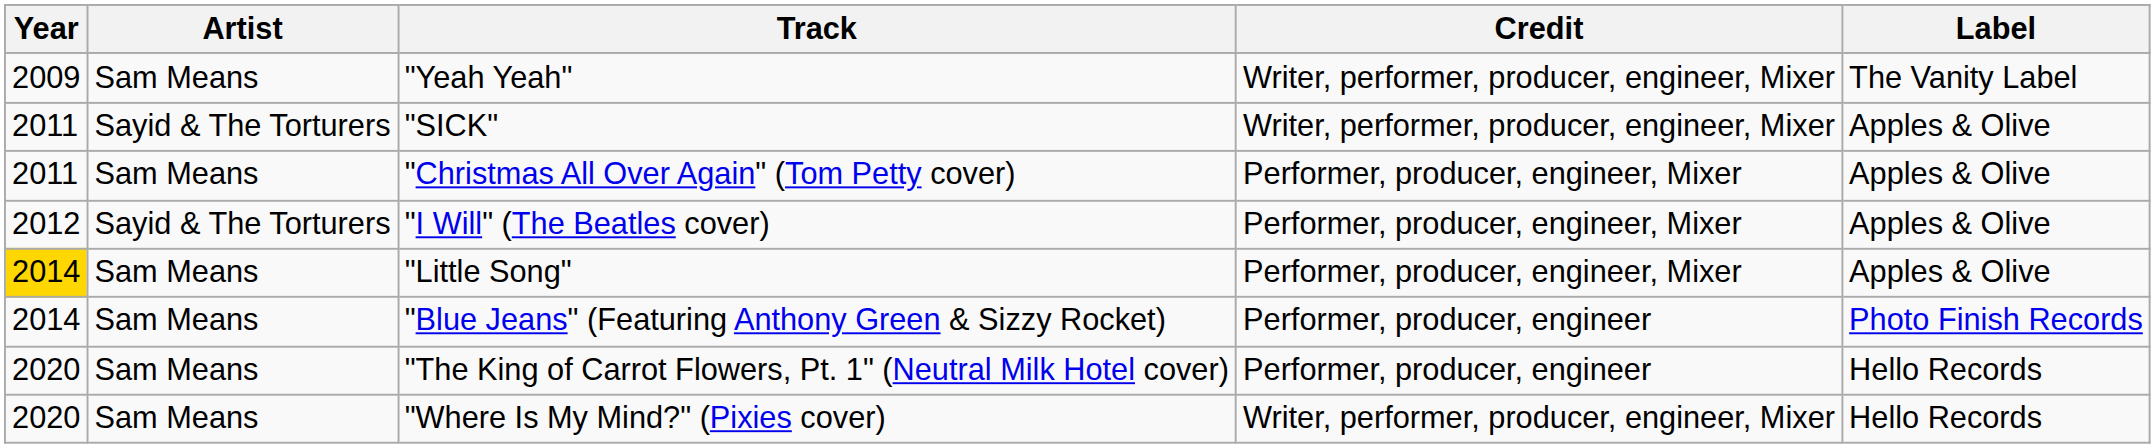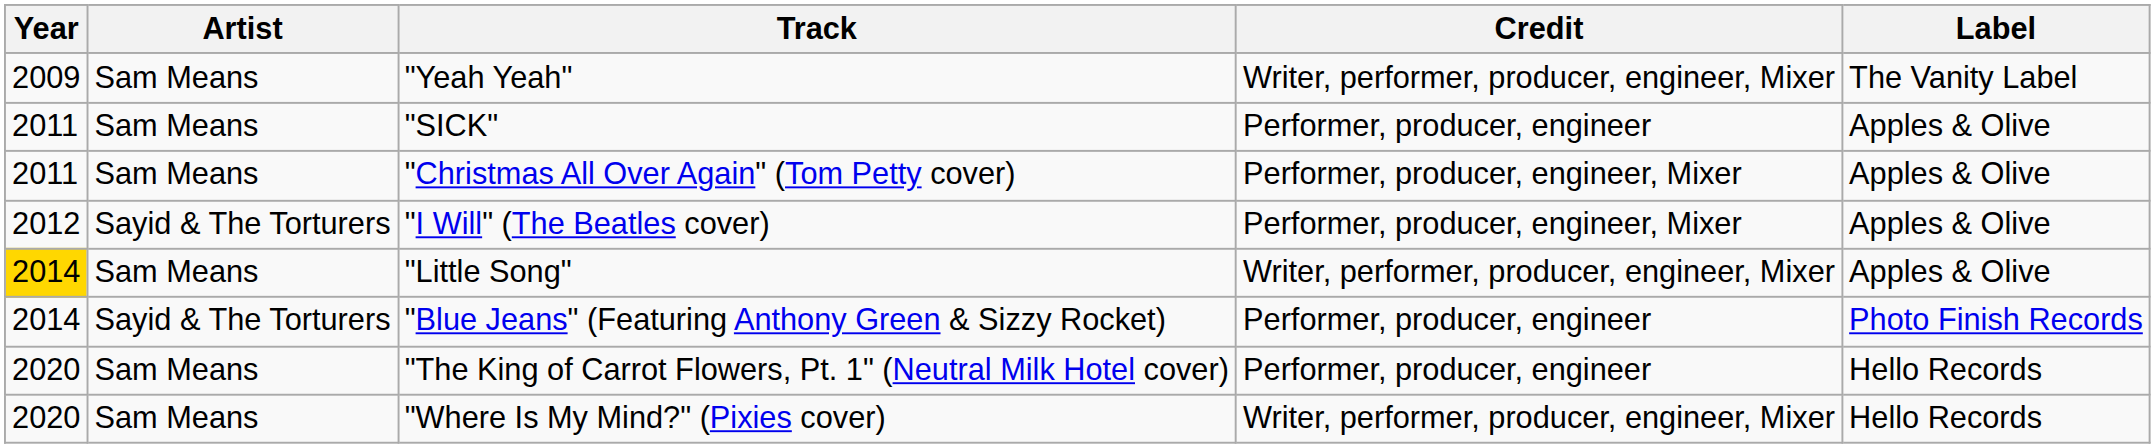(243, 126) Sayid & The Torturers -> (176, 126) Sam Means
(1539, 126) Writer, performer, producer, engineer, Mixer -> (1447, 126) Performer, producer, engineer
(1492, 272) Performer, producer, engineer, Mixer -> (1539, 272) Writer, performer, producer, engineer, Mixer
(176, 321) Sam Means -> (243, 321) Sayid & The Torturers
